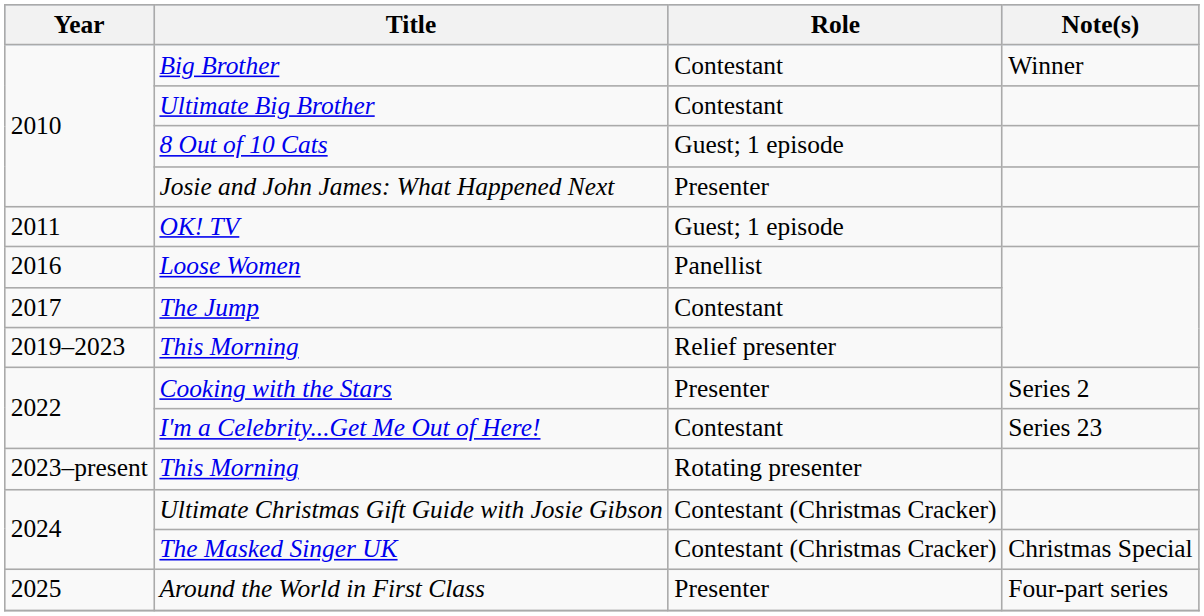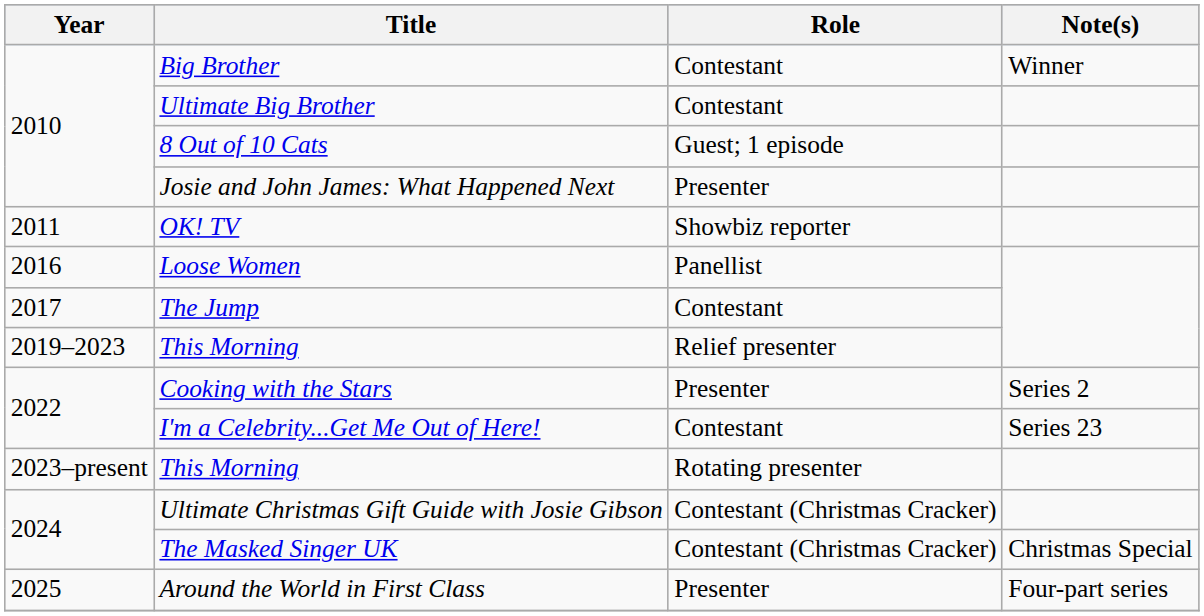(759, 226) Guest; 1 episode -> (762, 226) Showbiz reporter
